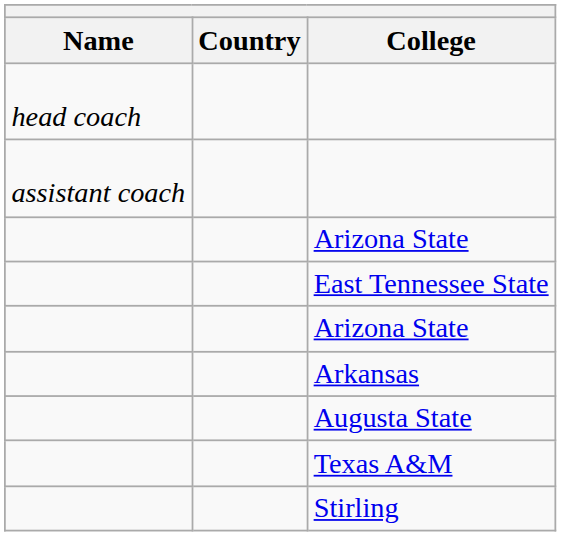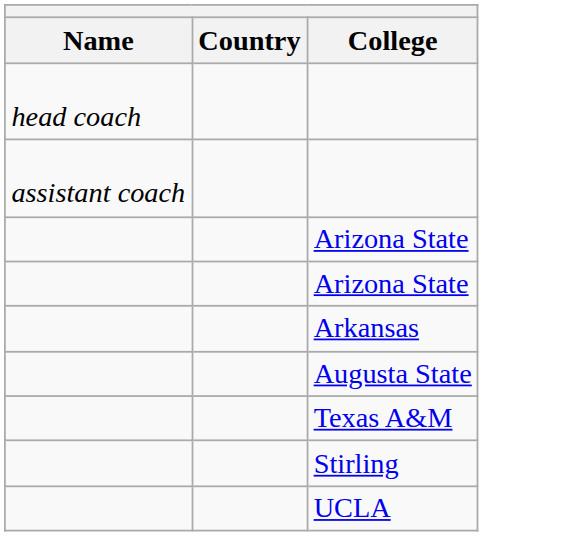- row: (98, 284)
+ row: (98, 508)
